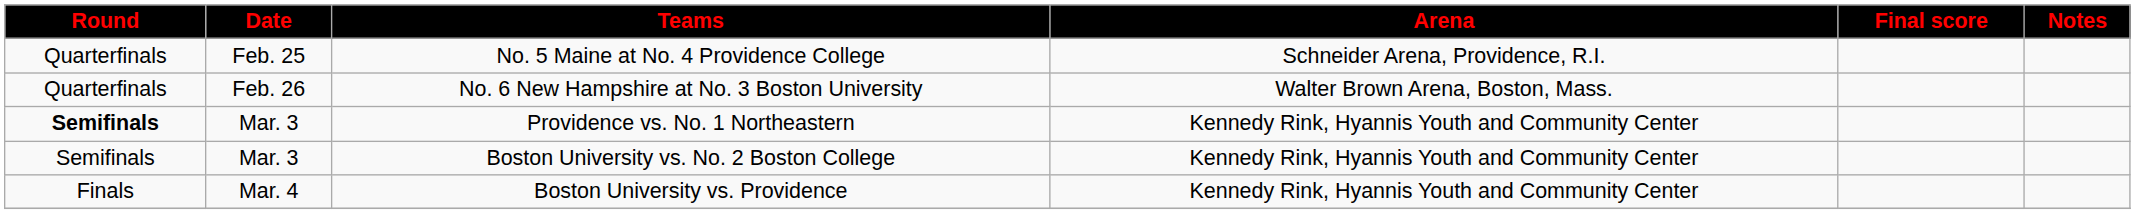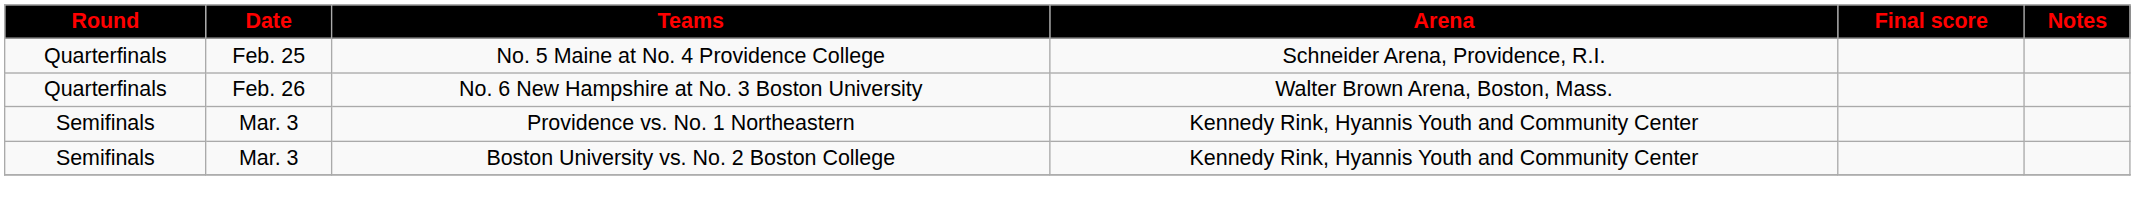(105, 123) bold -> (105, 123) normal
- row: (691, 191)
